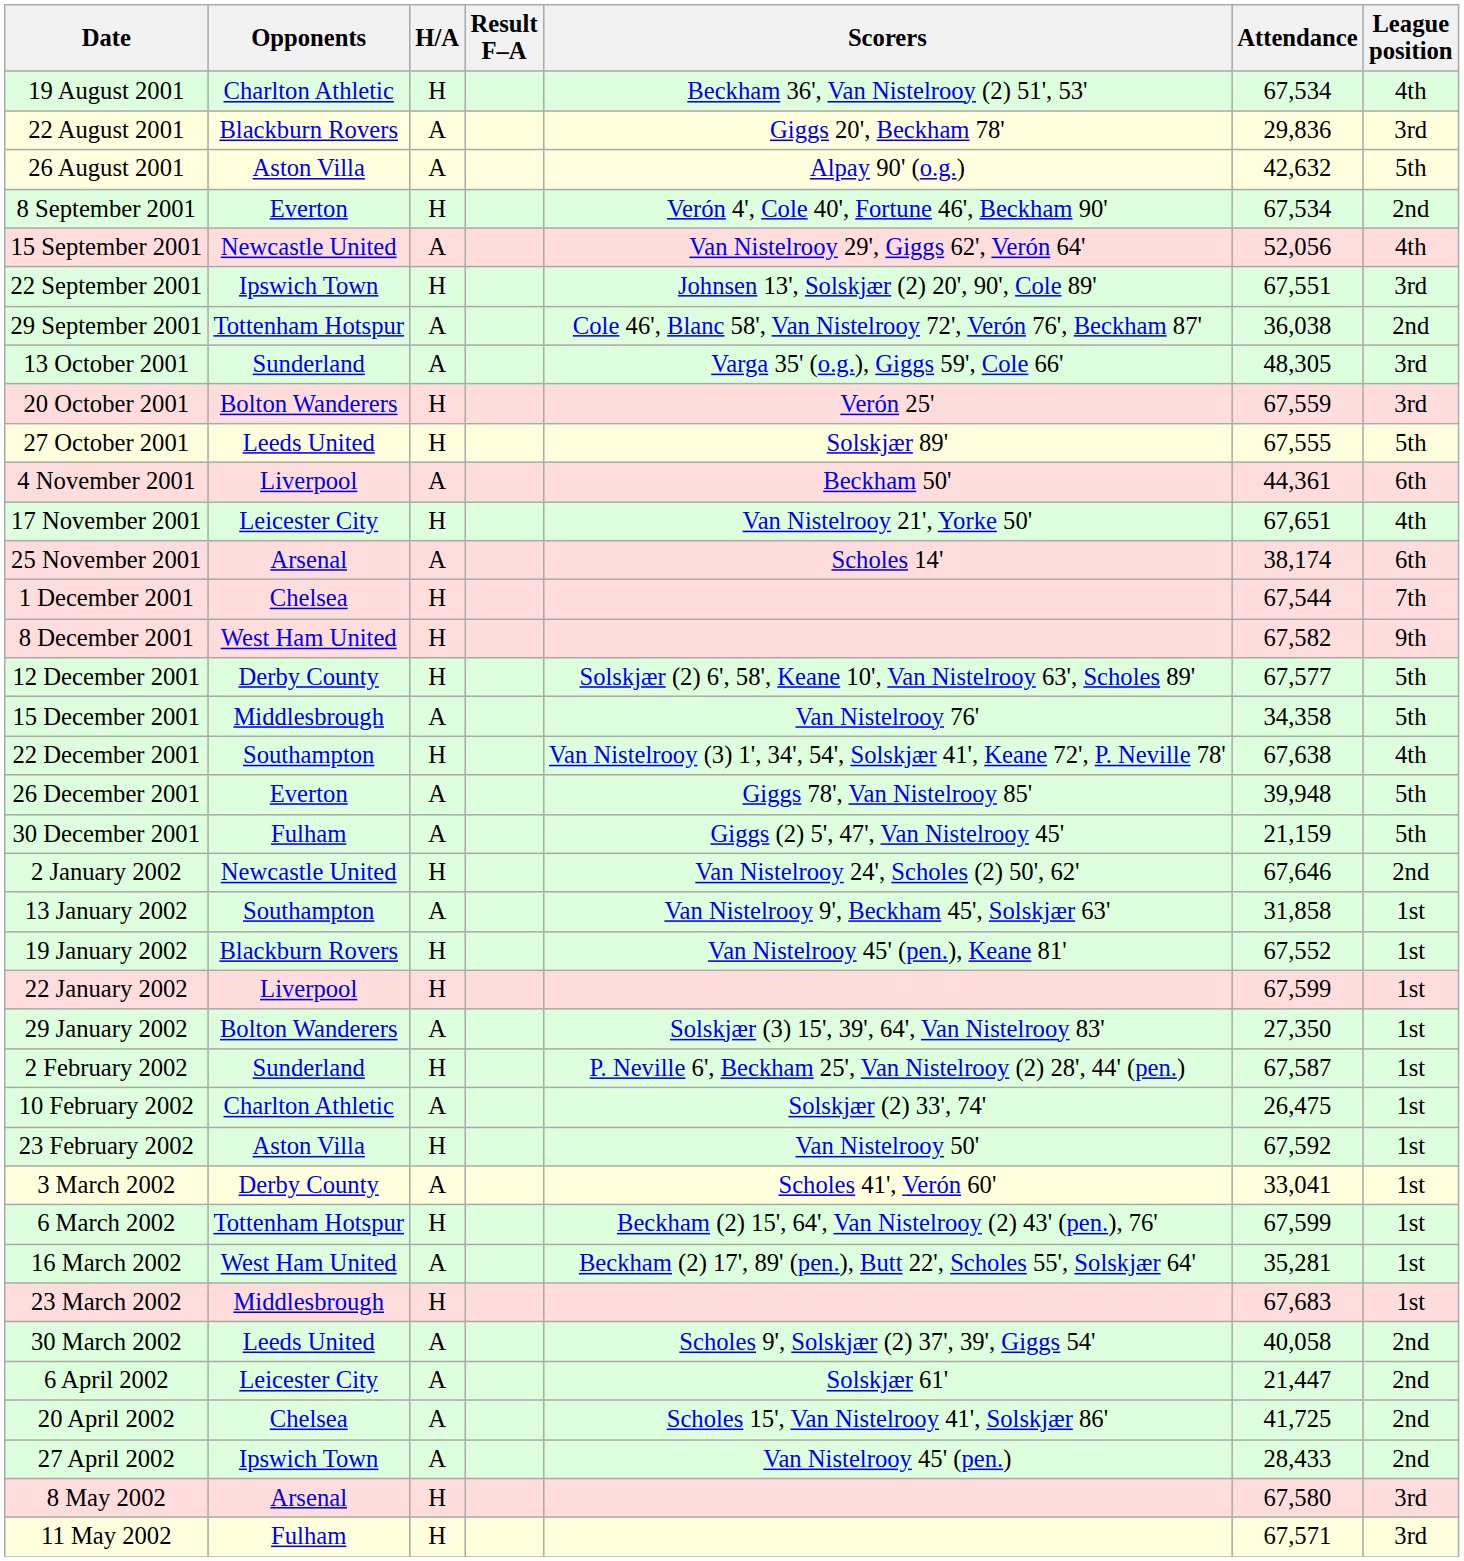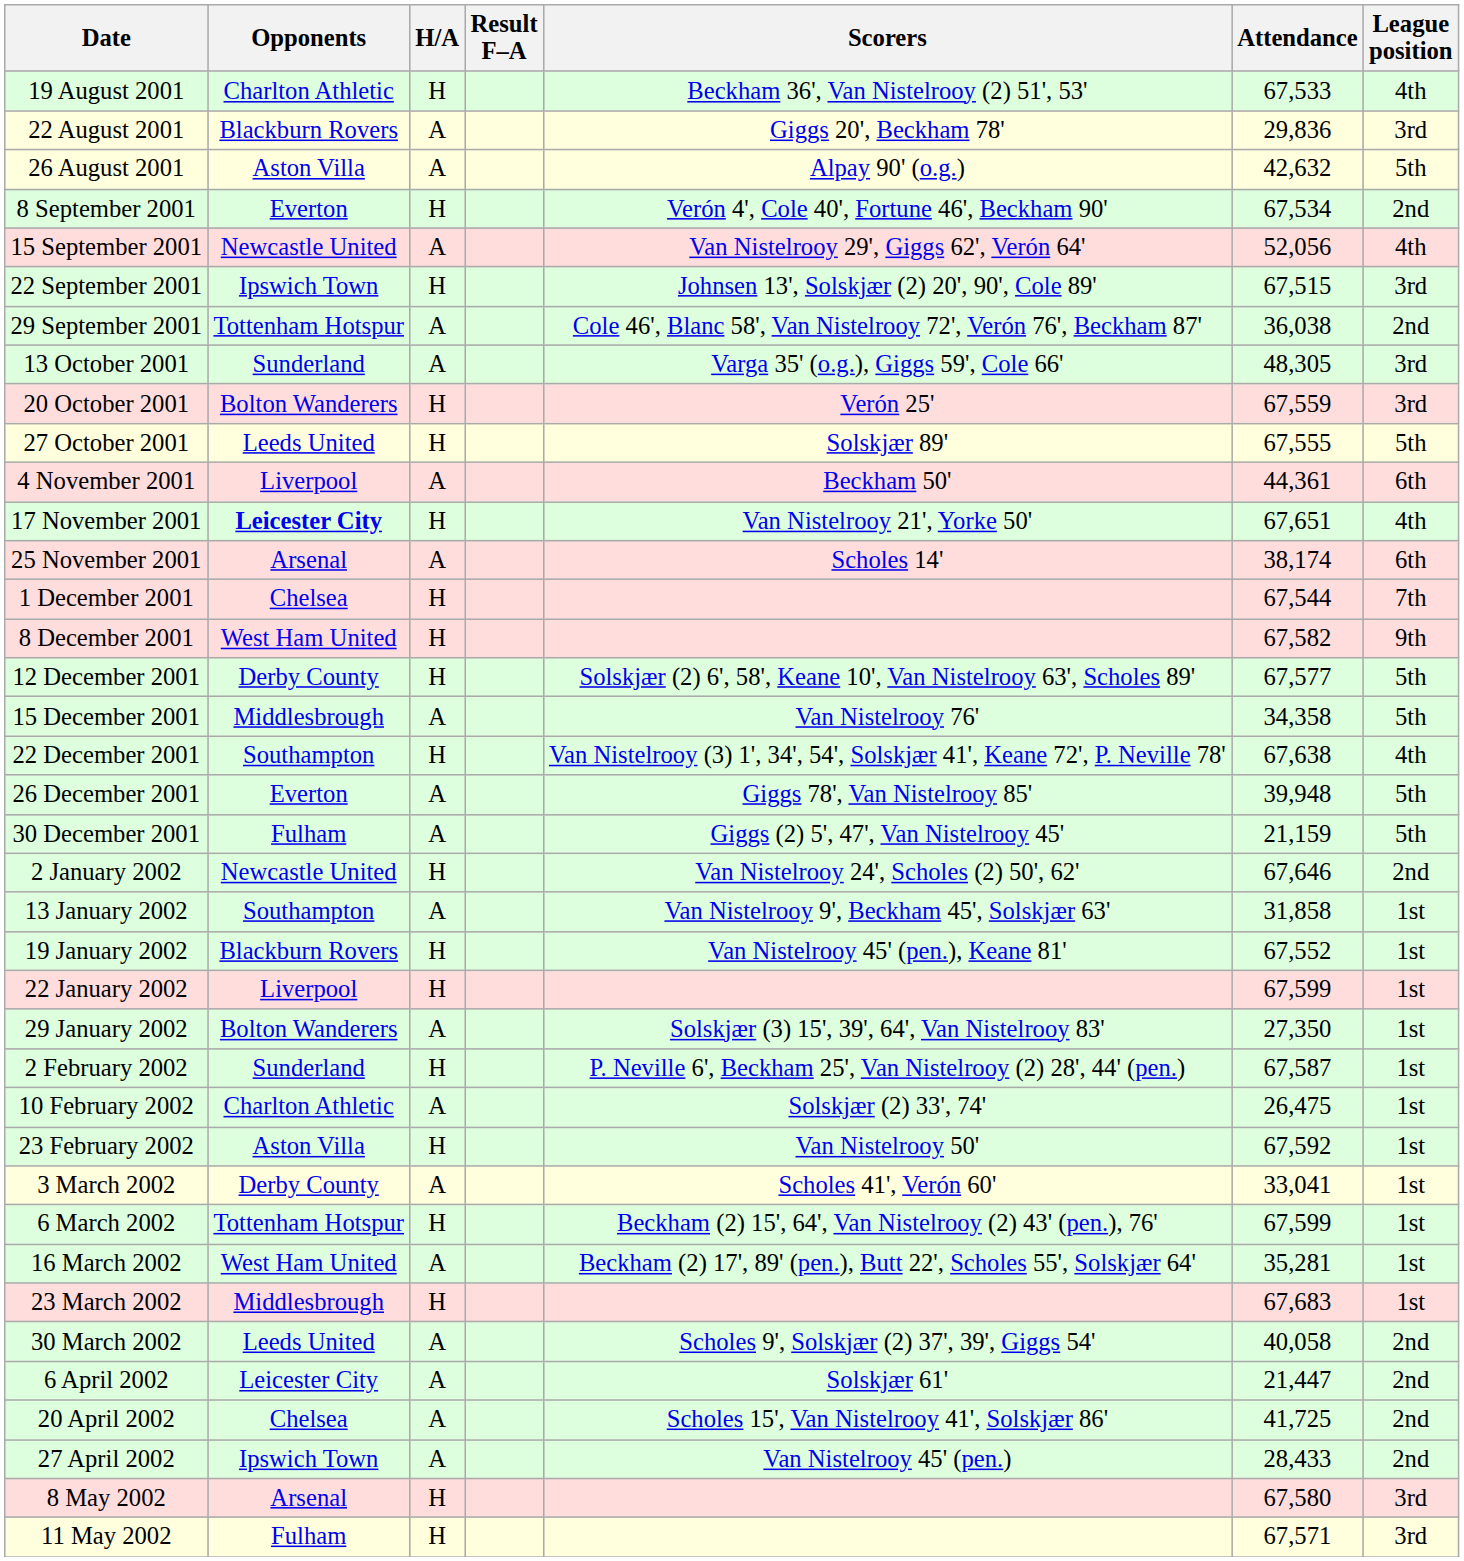(1297, 90) 67,534 -> (1297, 90) 67,533
(1297, 286) 67,551 -> (1297, 286) 67,515
(309, 520) normal -> (309, 520) bold
